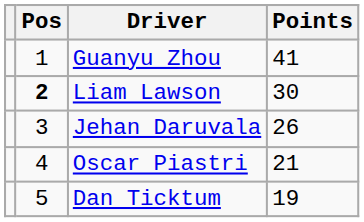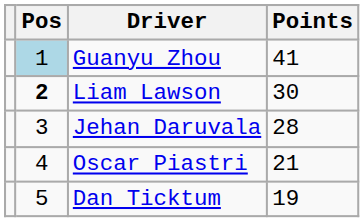(42, 58) no background -> (42, 58) lightblue background
(286, 129) 26 -> (286, 129) 28
